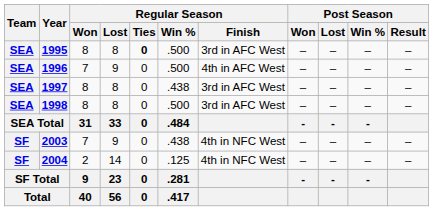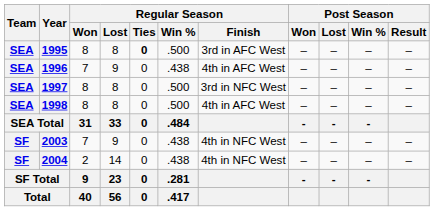(178, 69) .500 -> (178, 69) .438
(178, 87) .438 -> (178, 87) .500
(243, 87) 3rd in AFC West -> (243, 87) 3rd in NFC West
(243, 105) 3rd in AFC West -> (243, 105) 4th in AFC West
(178, 160) .125 -> (178, 160) .438
